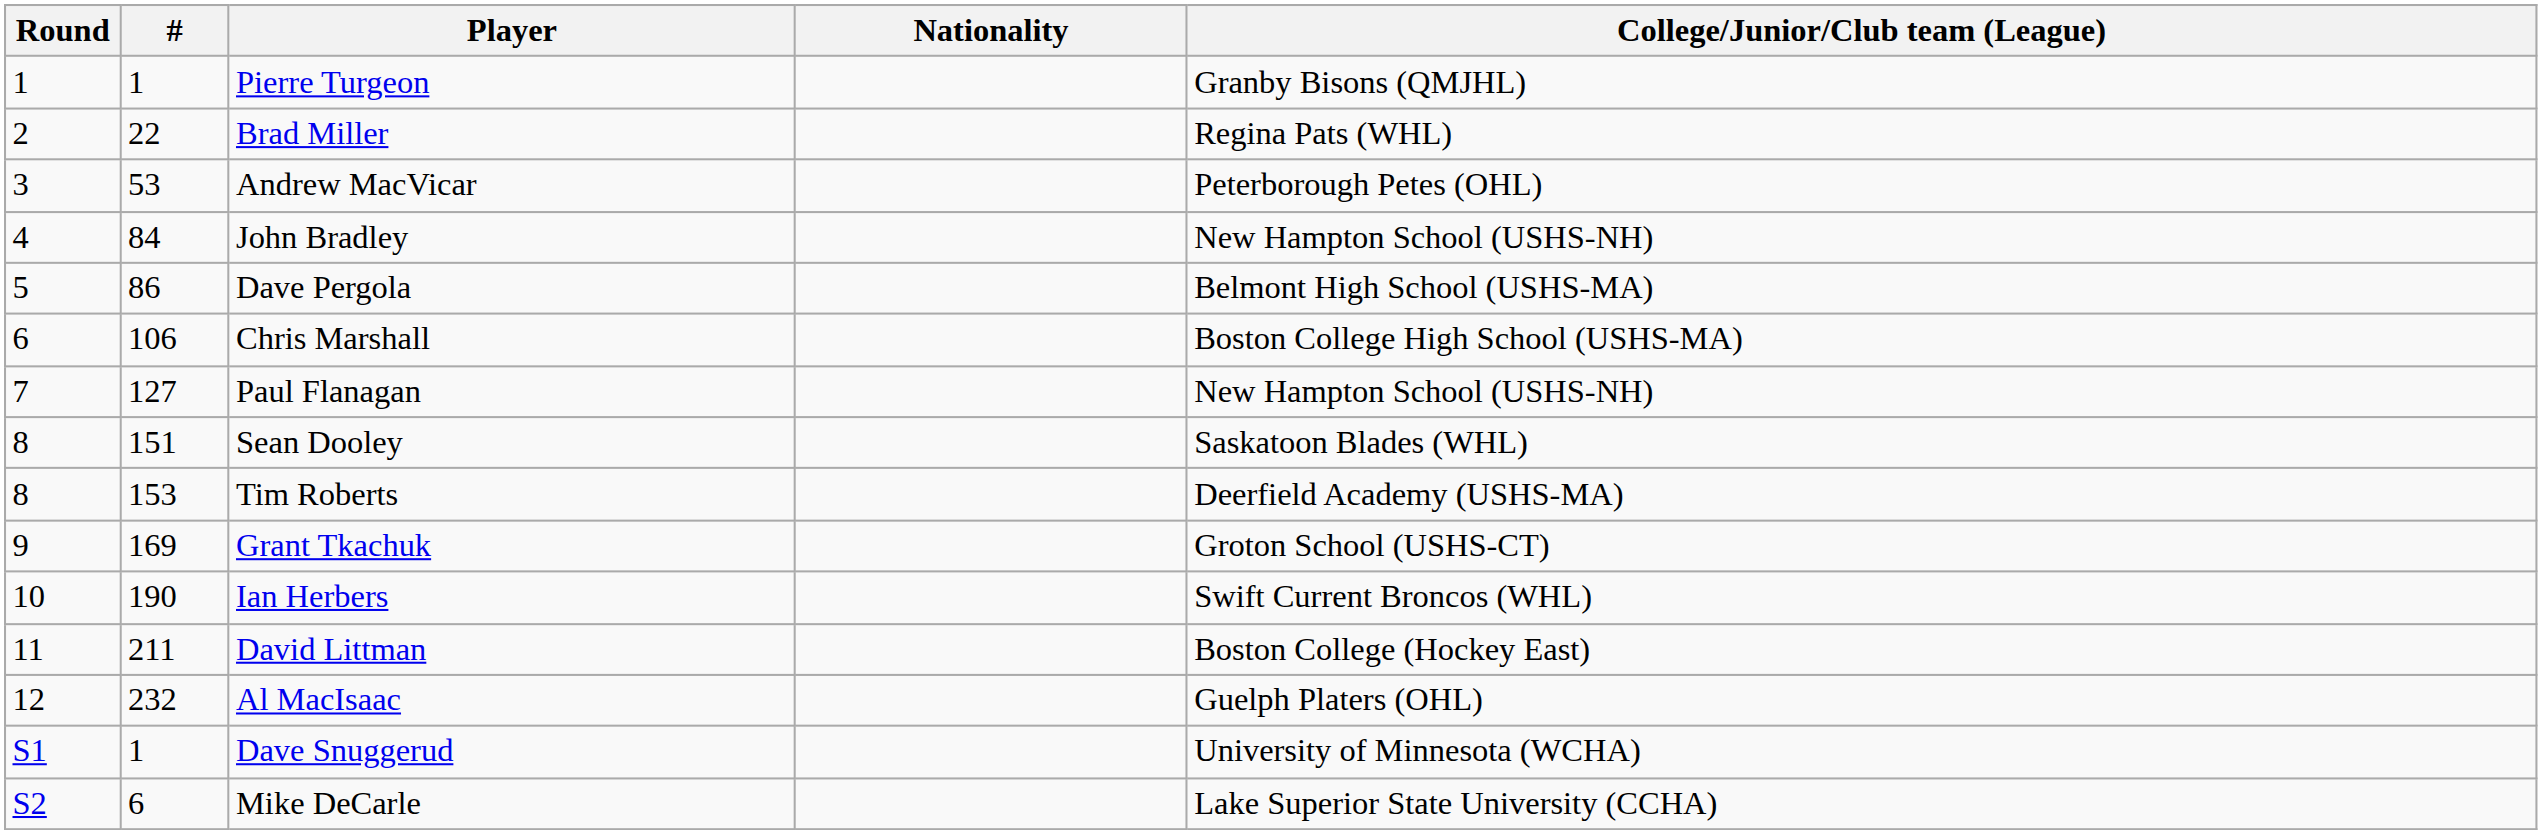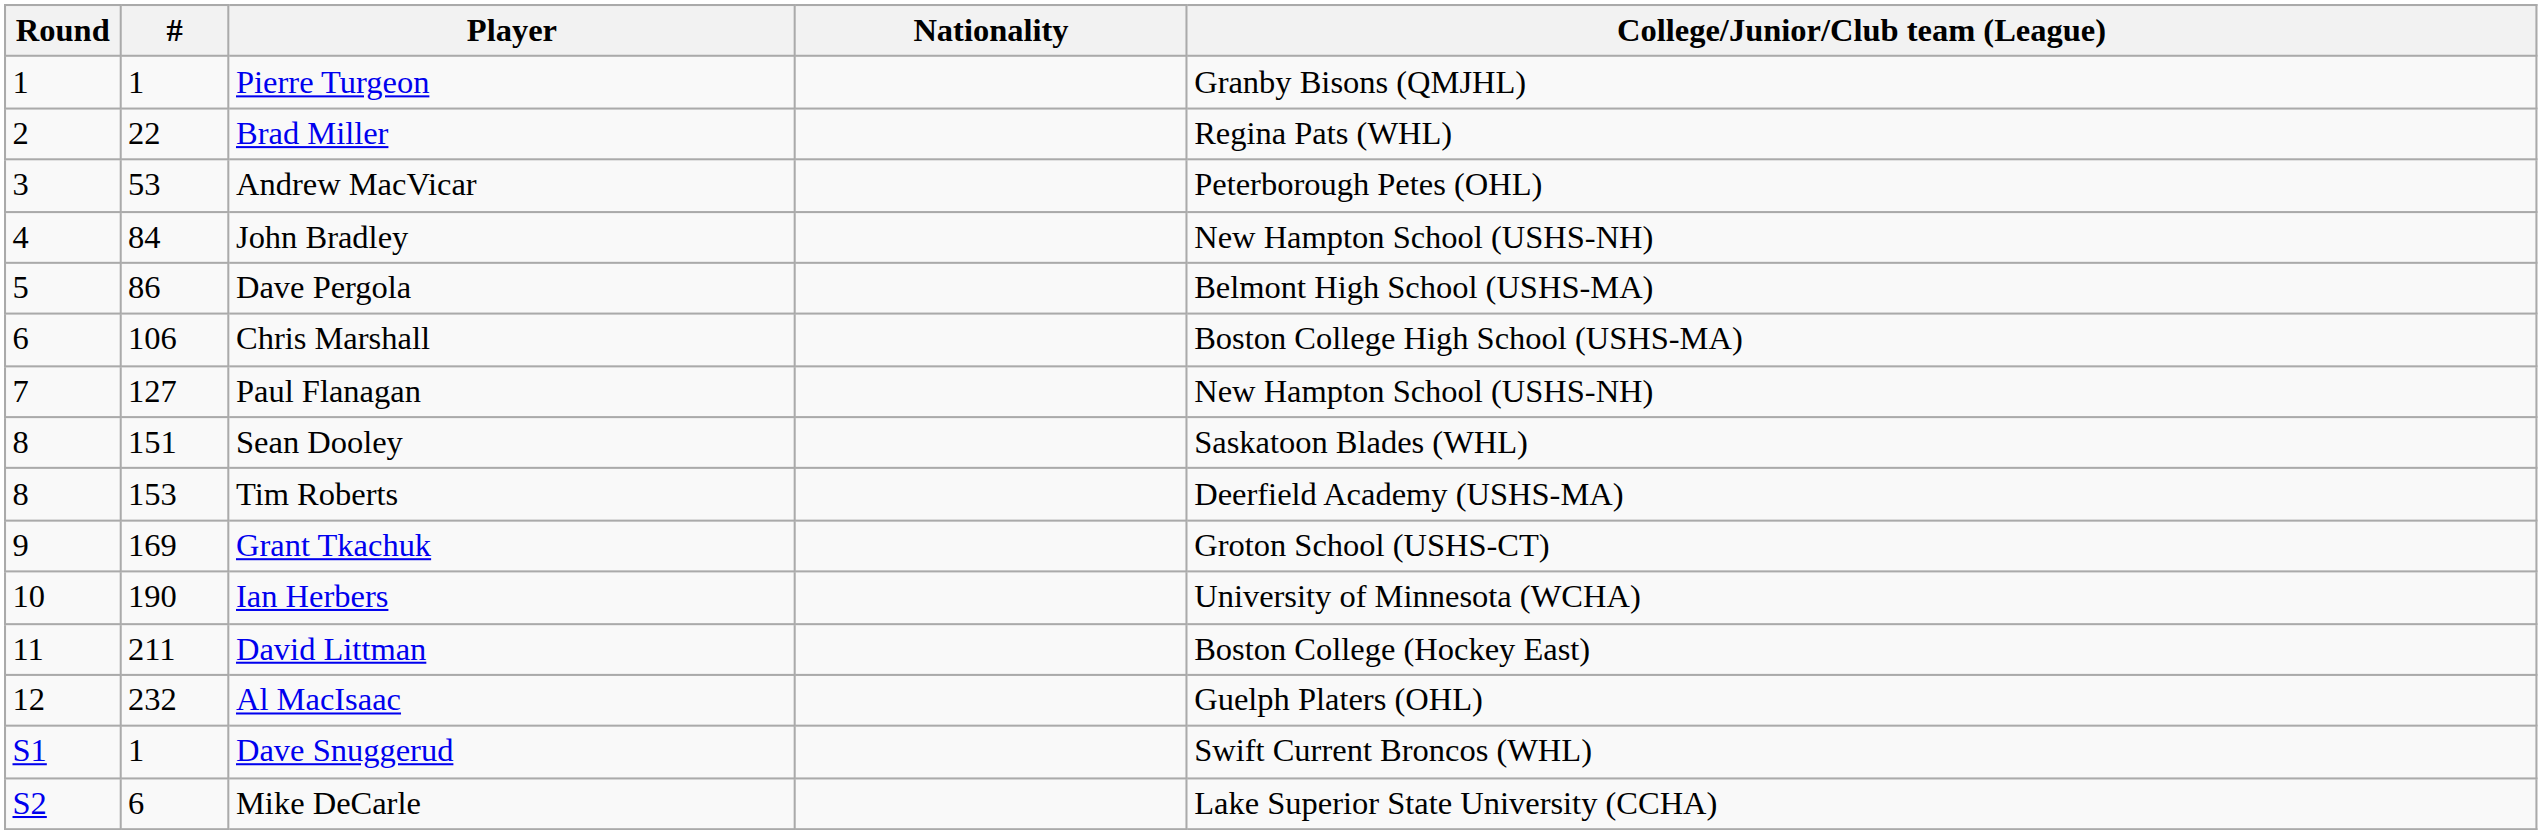(1393, 596) Swift Current Broncos (WHL) -> (1417, 596) University of Minnesota (WCHA)
(1417, 751) University of Minnesota (WCHA) -> (1393, 751) Swift Current Broncos (WHL)
